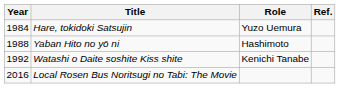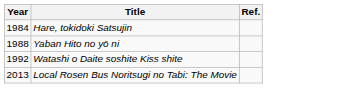- column: (275, 12)
(18, 75) 2016 -> (18, 75) 2013
